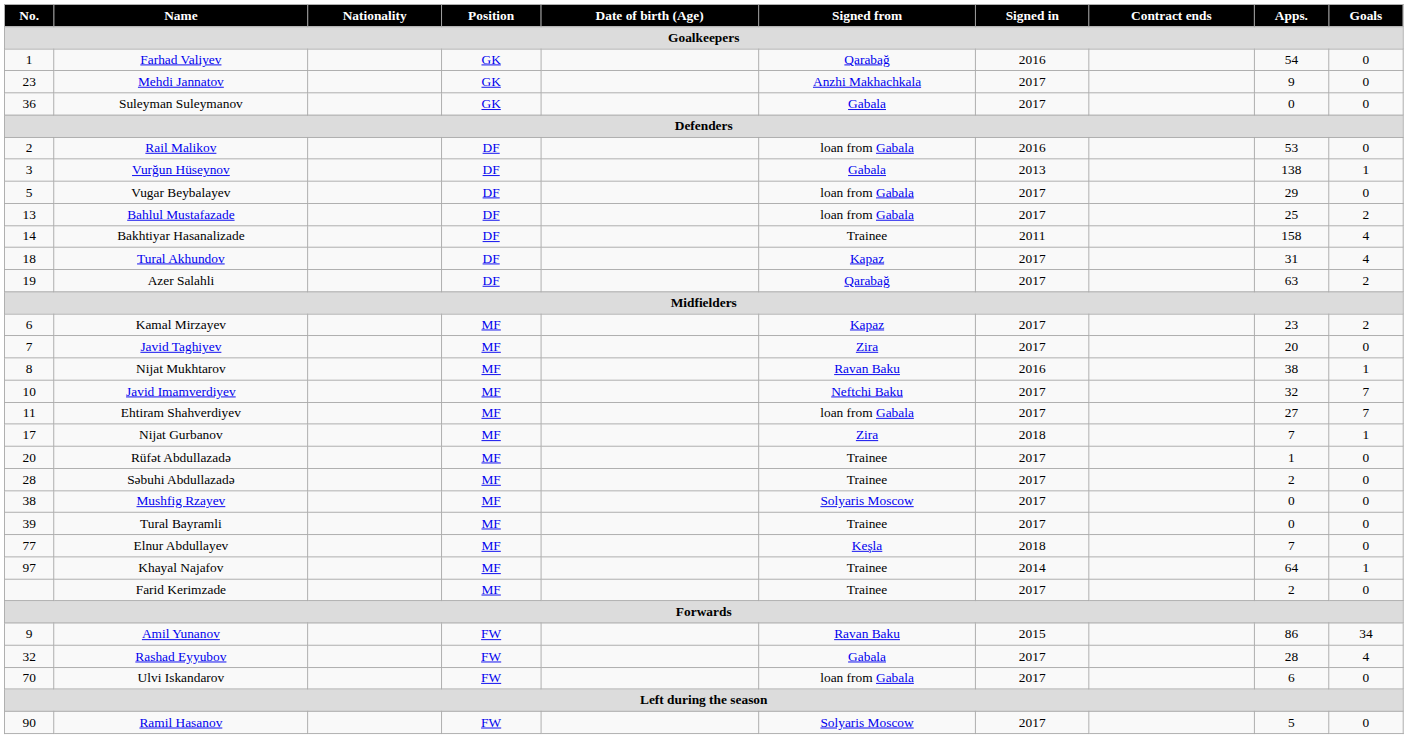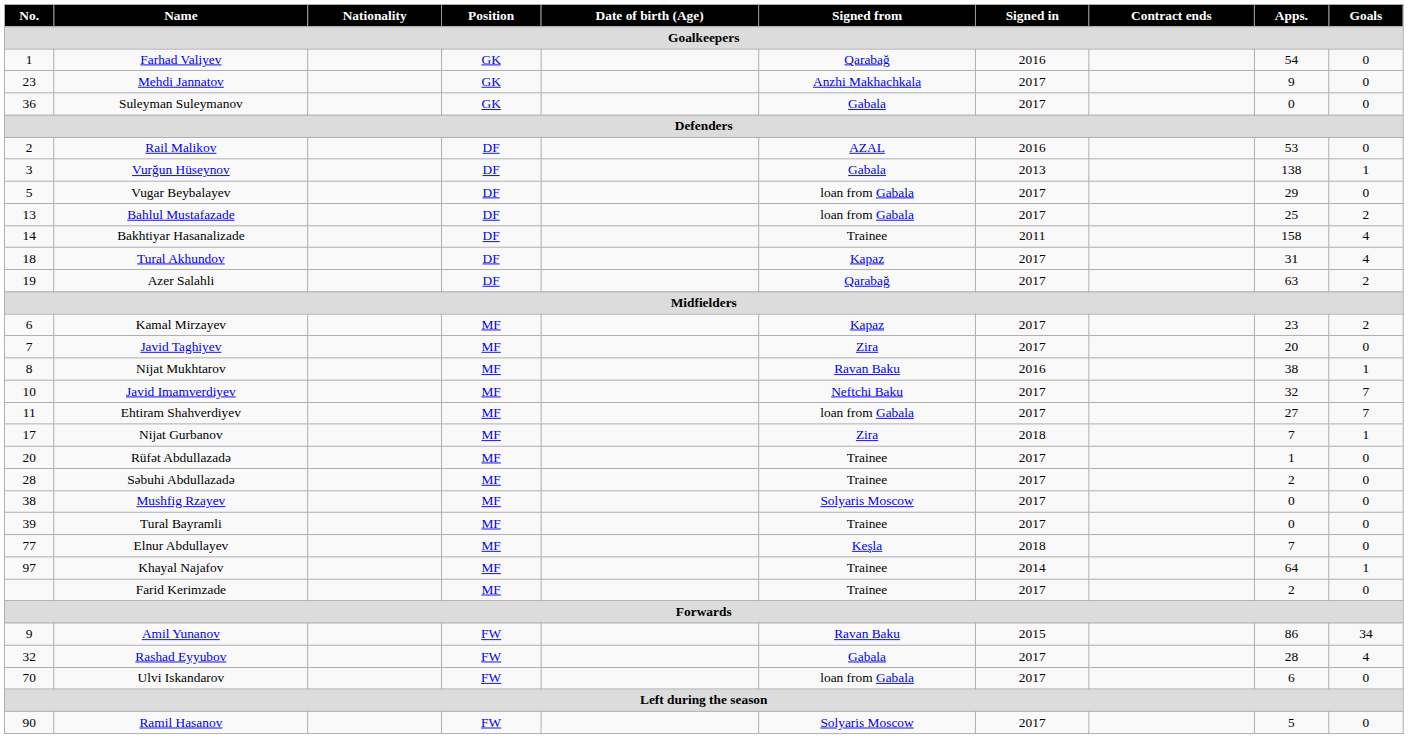(867, 148) loan from Gabala -> (867, 148) AZAL
